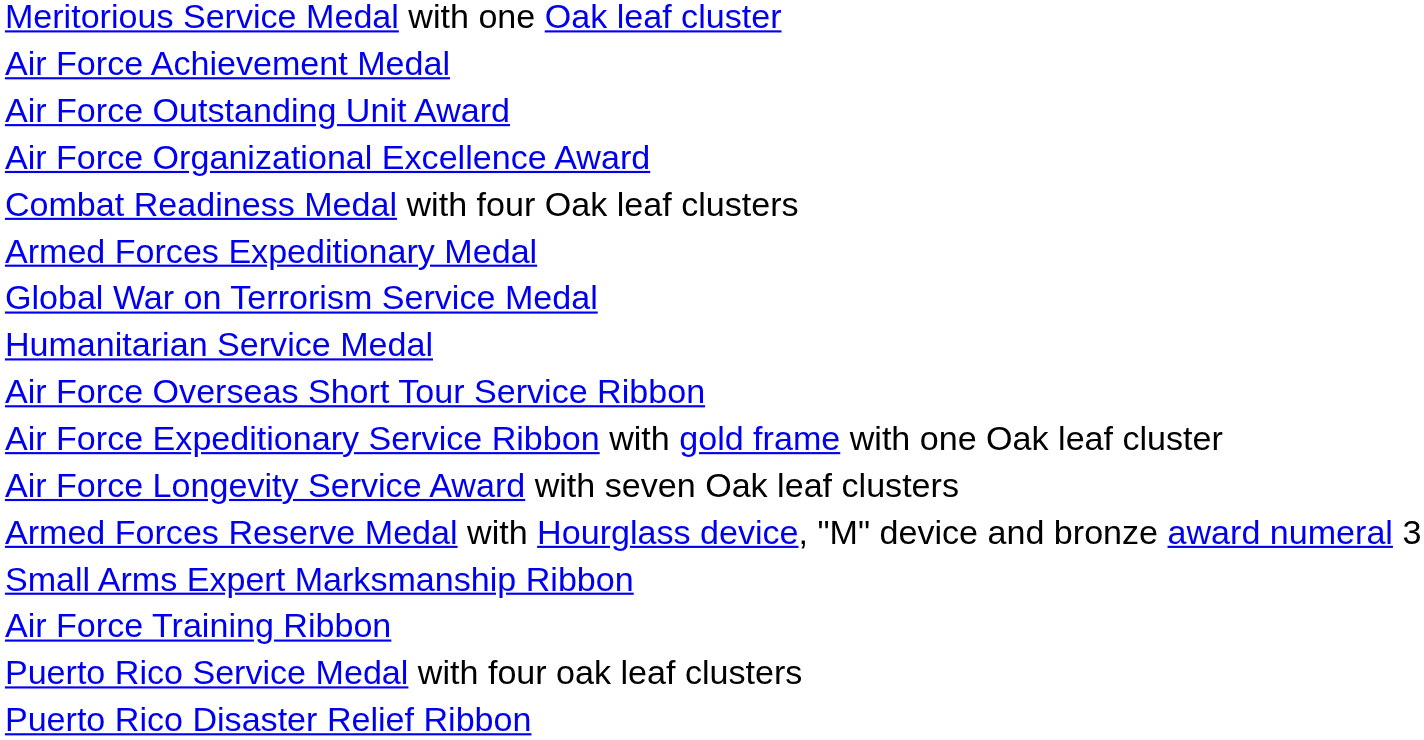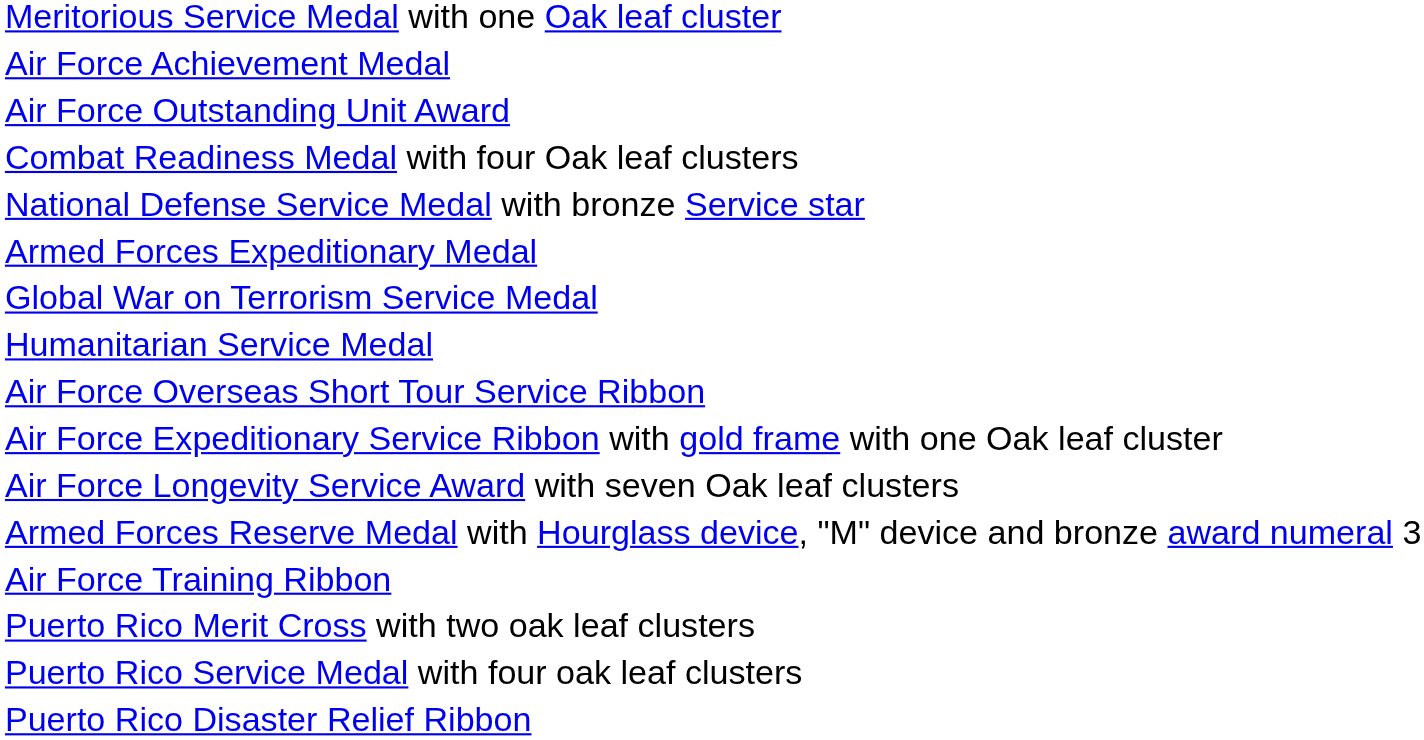- row: (328, 157)
+ row: (435, 204)
- row: (319, 579)
+ row: (380, 626)
